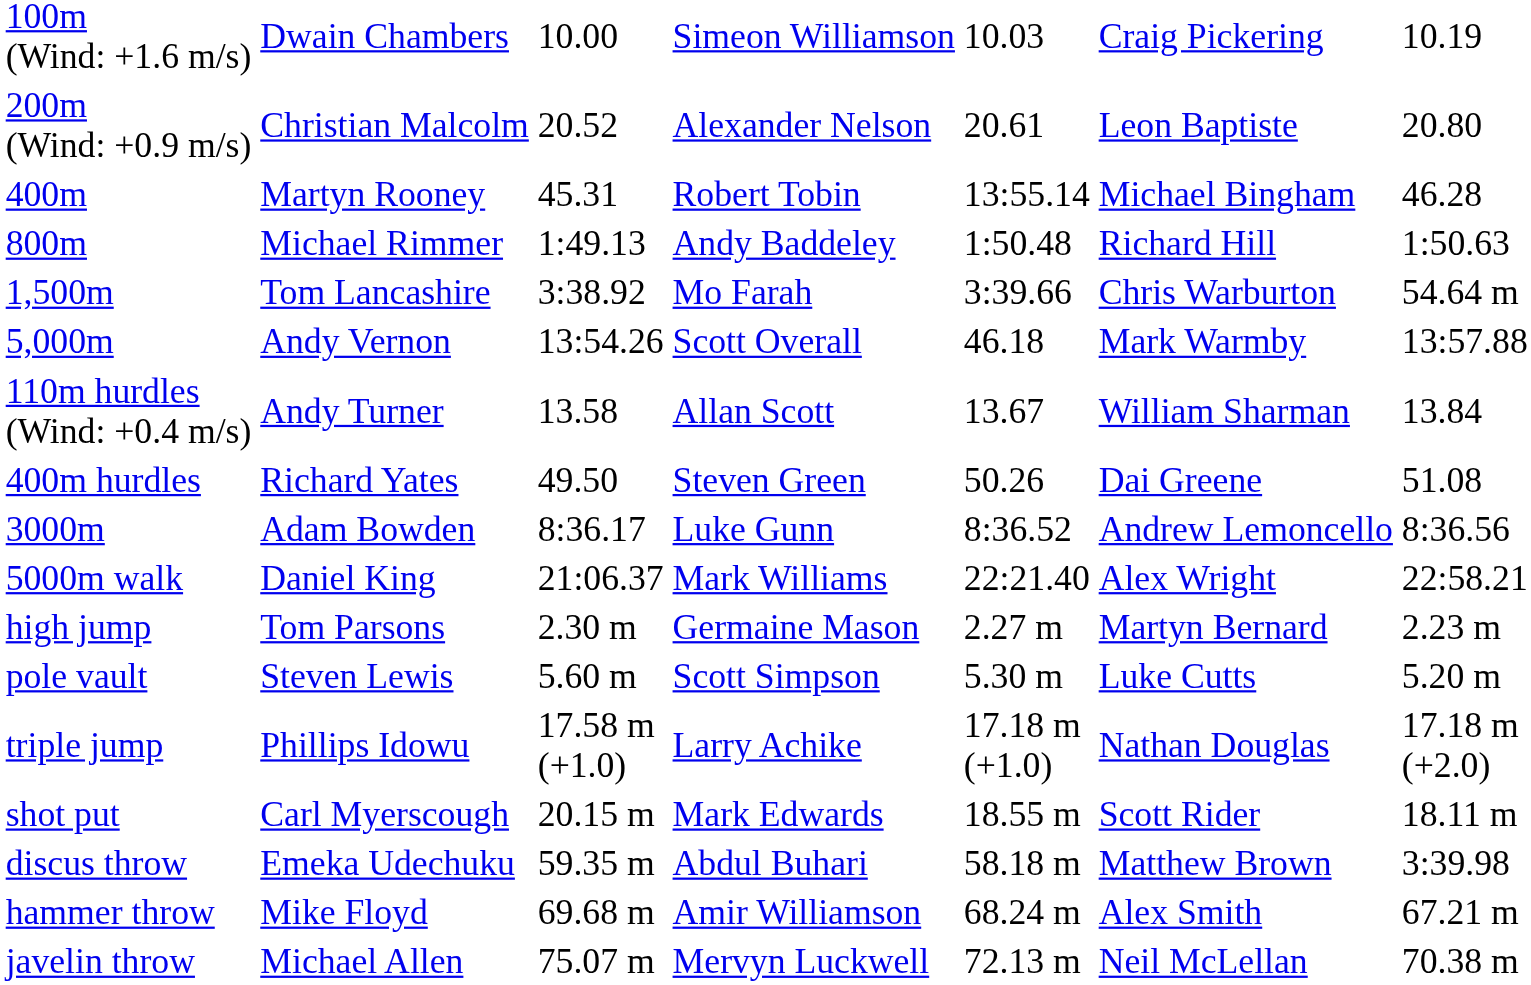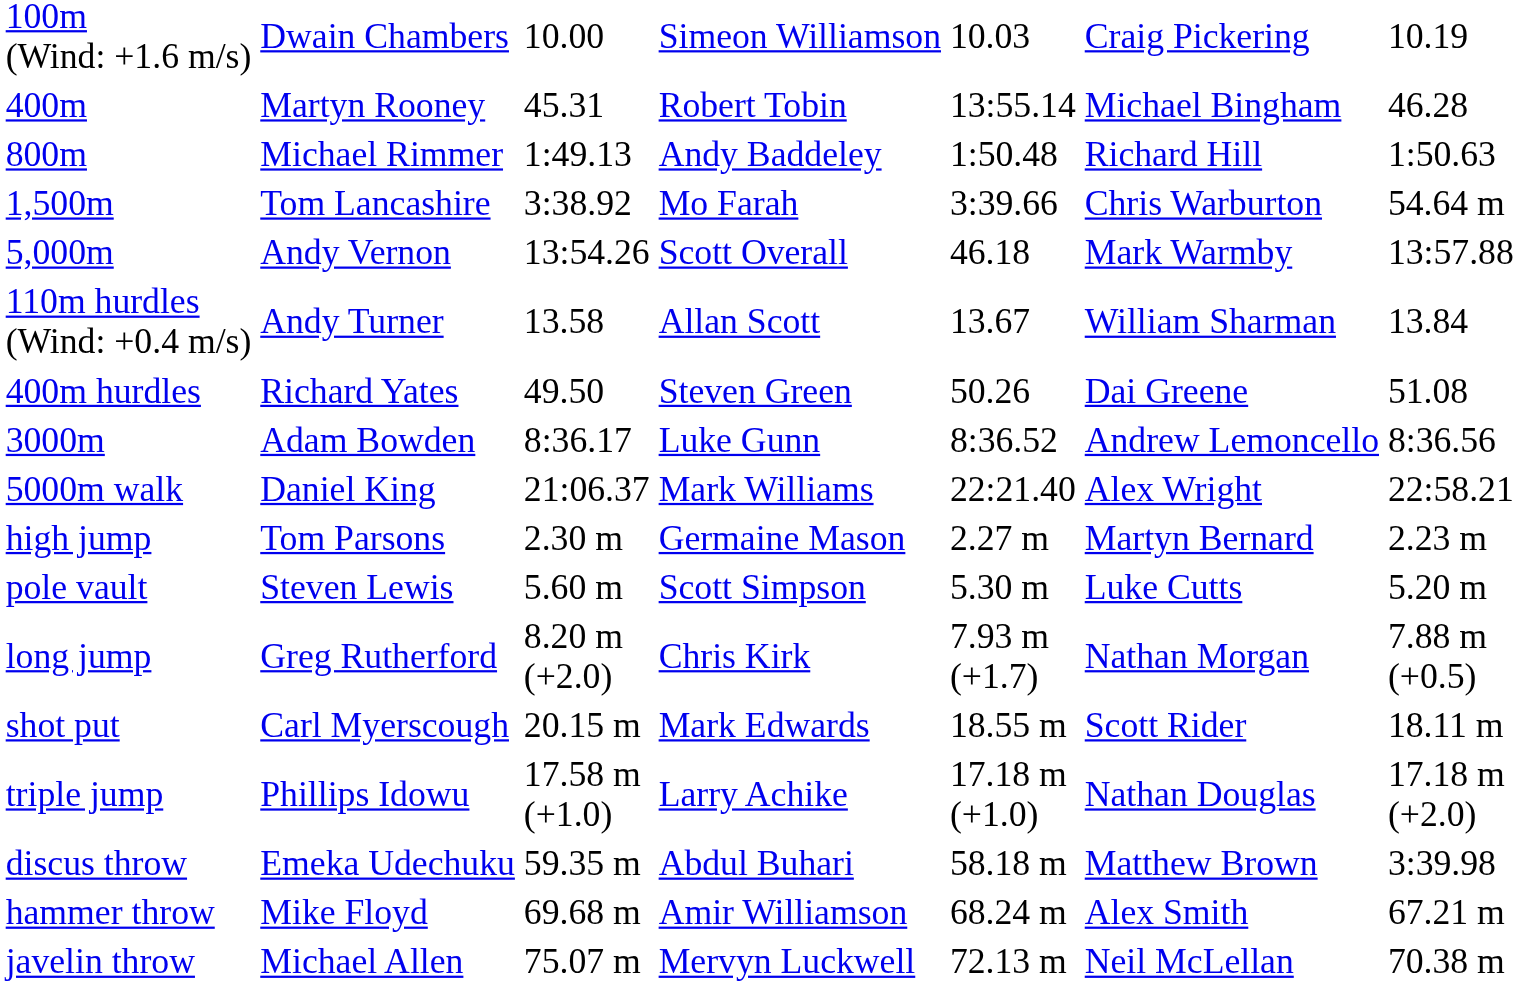- row: (129, 125)
+ row: (79, 656)
rows swapped: (84, 745) <-> (63, 814)
